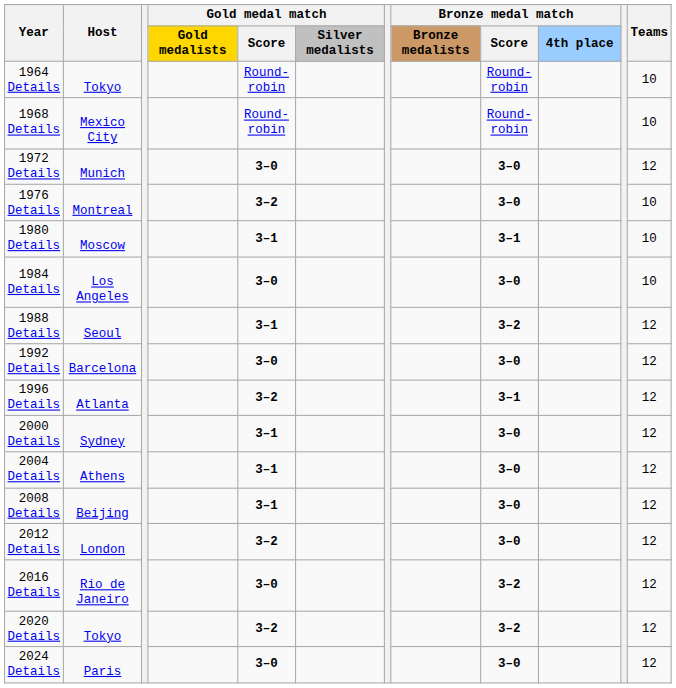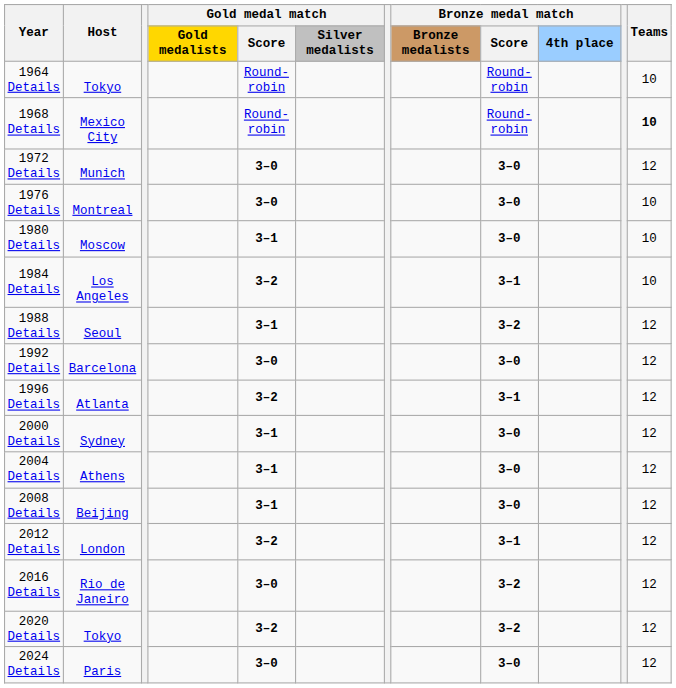(649, 123) normal -> (649, 123) bold
(266, 202) 3–2 -> (266, 202) 3–0
(509, 238) 3–1 -> (509, 238) 3–0
(266, 282) 3–0 -> (266, 282) 3–2
(509, 282) 3–0 -> (509, 282) 3–1
(509, 541) 3–0 -> (509, 541) 3–1
